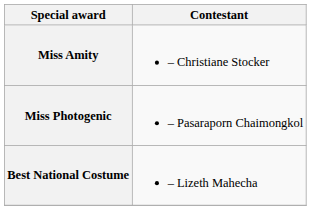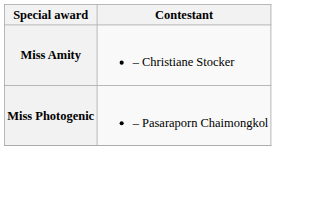- row: (68, 175)
